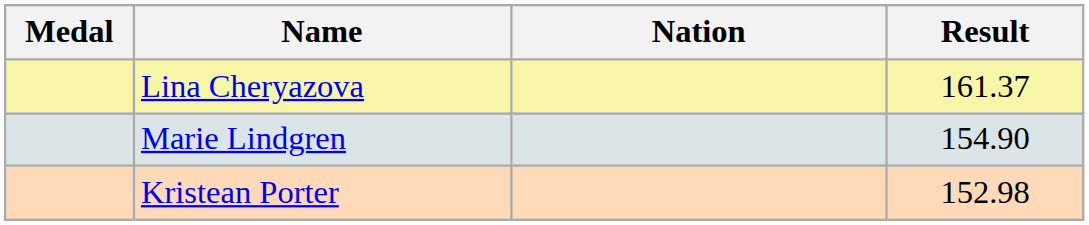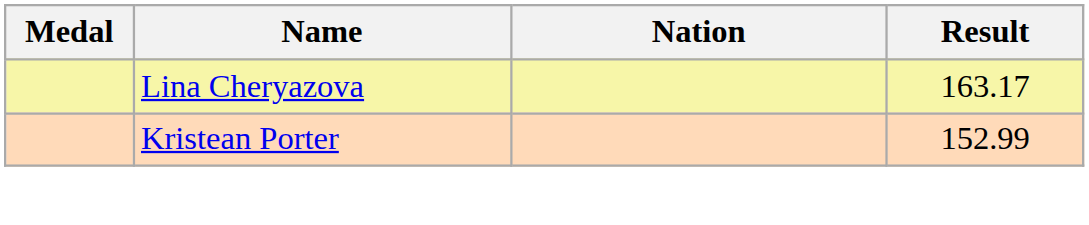(985, 85) 161.37 -> (985, 85) 163.17
- row: (244, 139)
(985, 192) 152.98 -> (985, 139) 152.99
